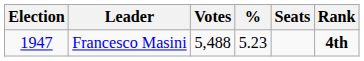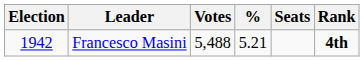(37, 42) 1947 -> (37, 42) 1942
(253, 42) 5.23 -> (253, 42) 5.21
